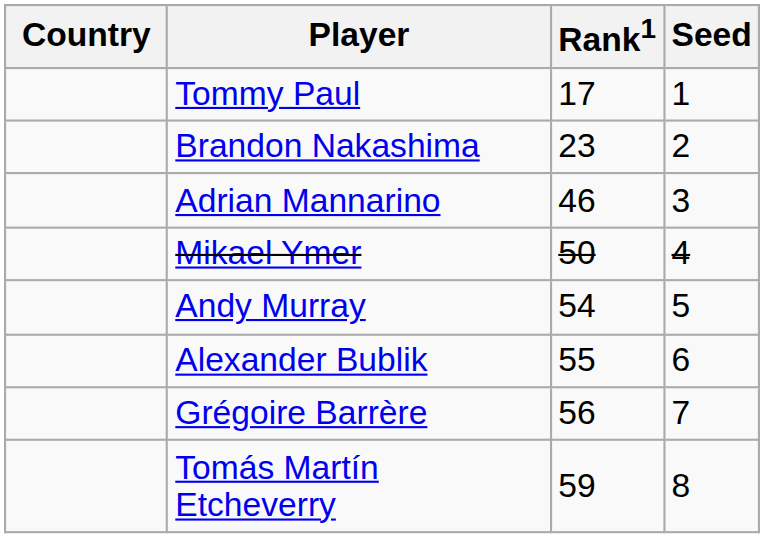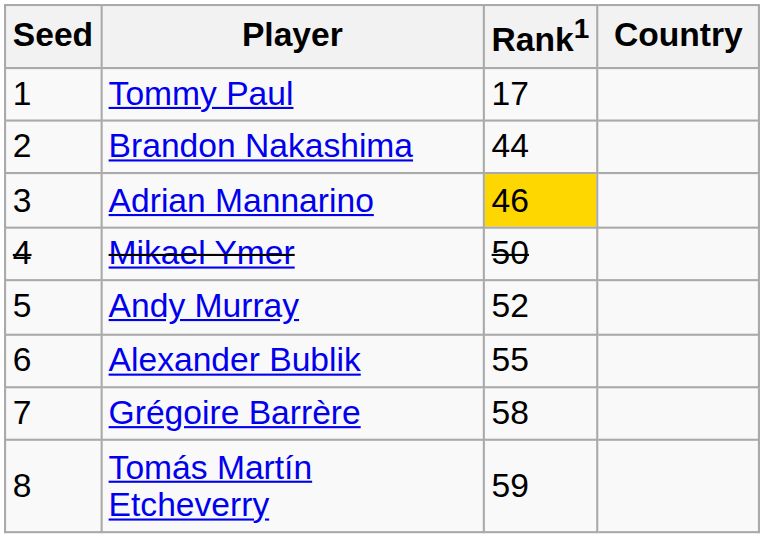columns swapped: (86, 35) <-> (712, 35)
(577, 146) 23 -> (510, 146) 44
(577, 200) no background -> (510, 200) gold background
(577, 306) 54 -> (510, 306) 52
(577, 413) 56 -> (510, 413) 58
